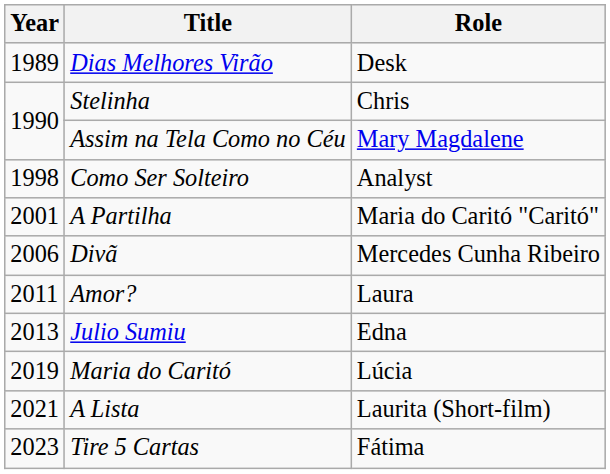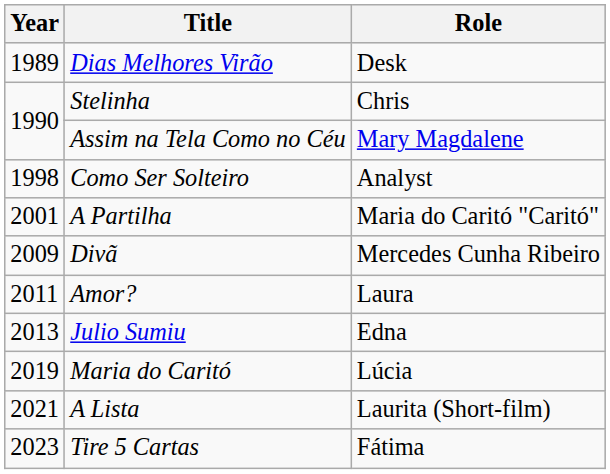(35, 255) 2006 -> (35, 255) 2009
